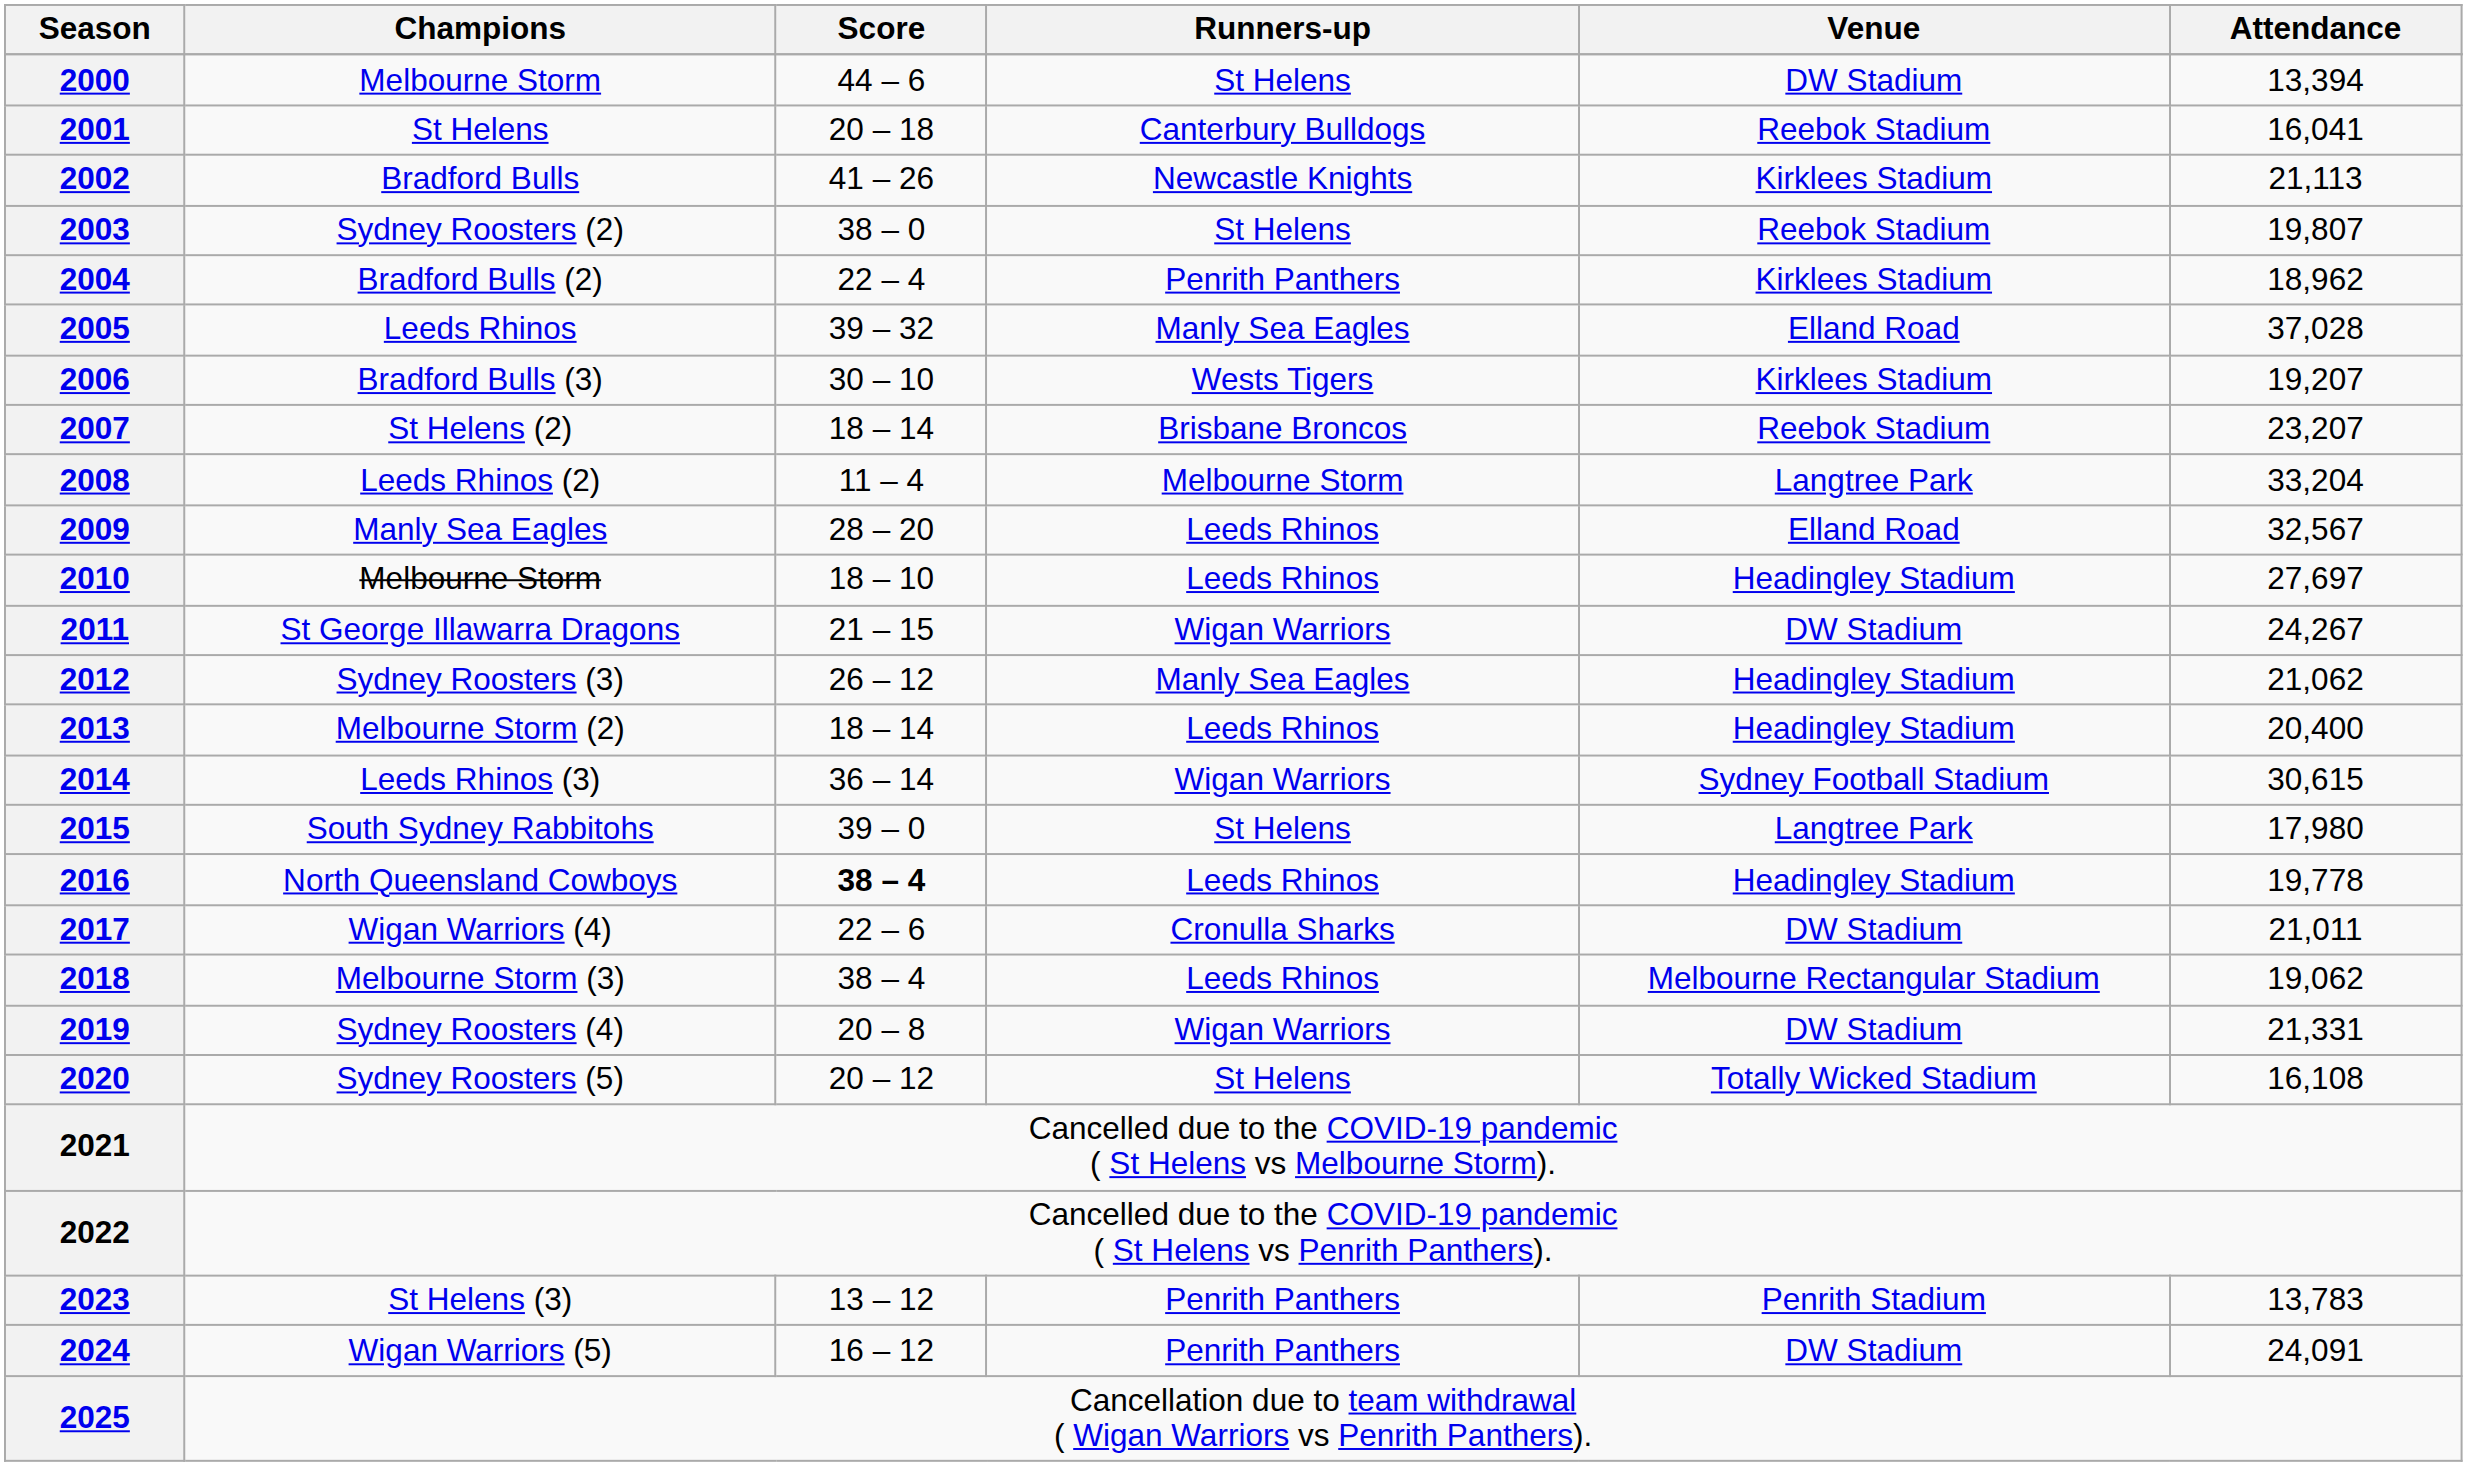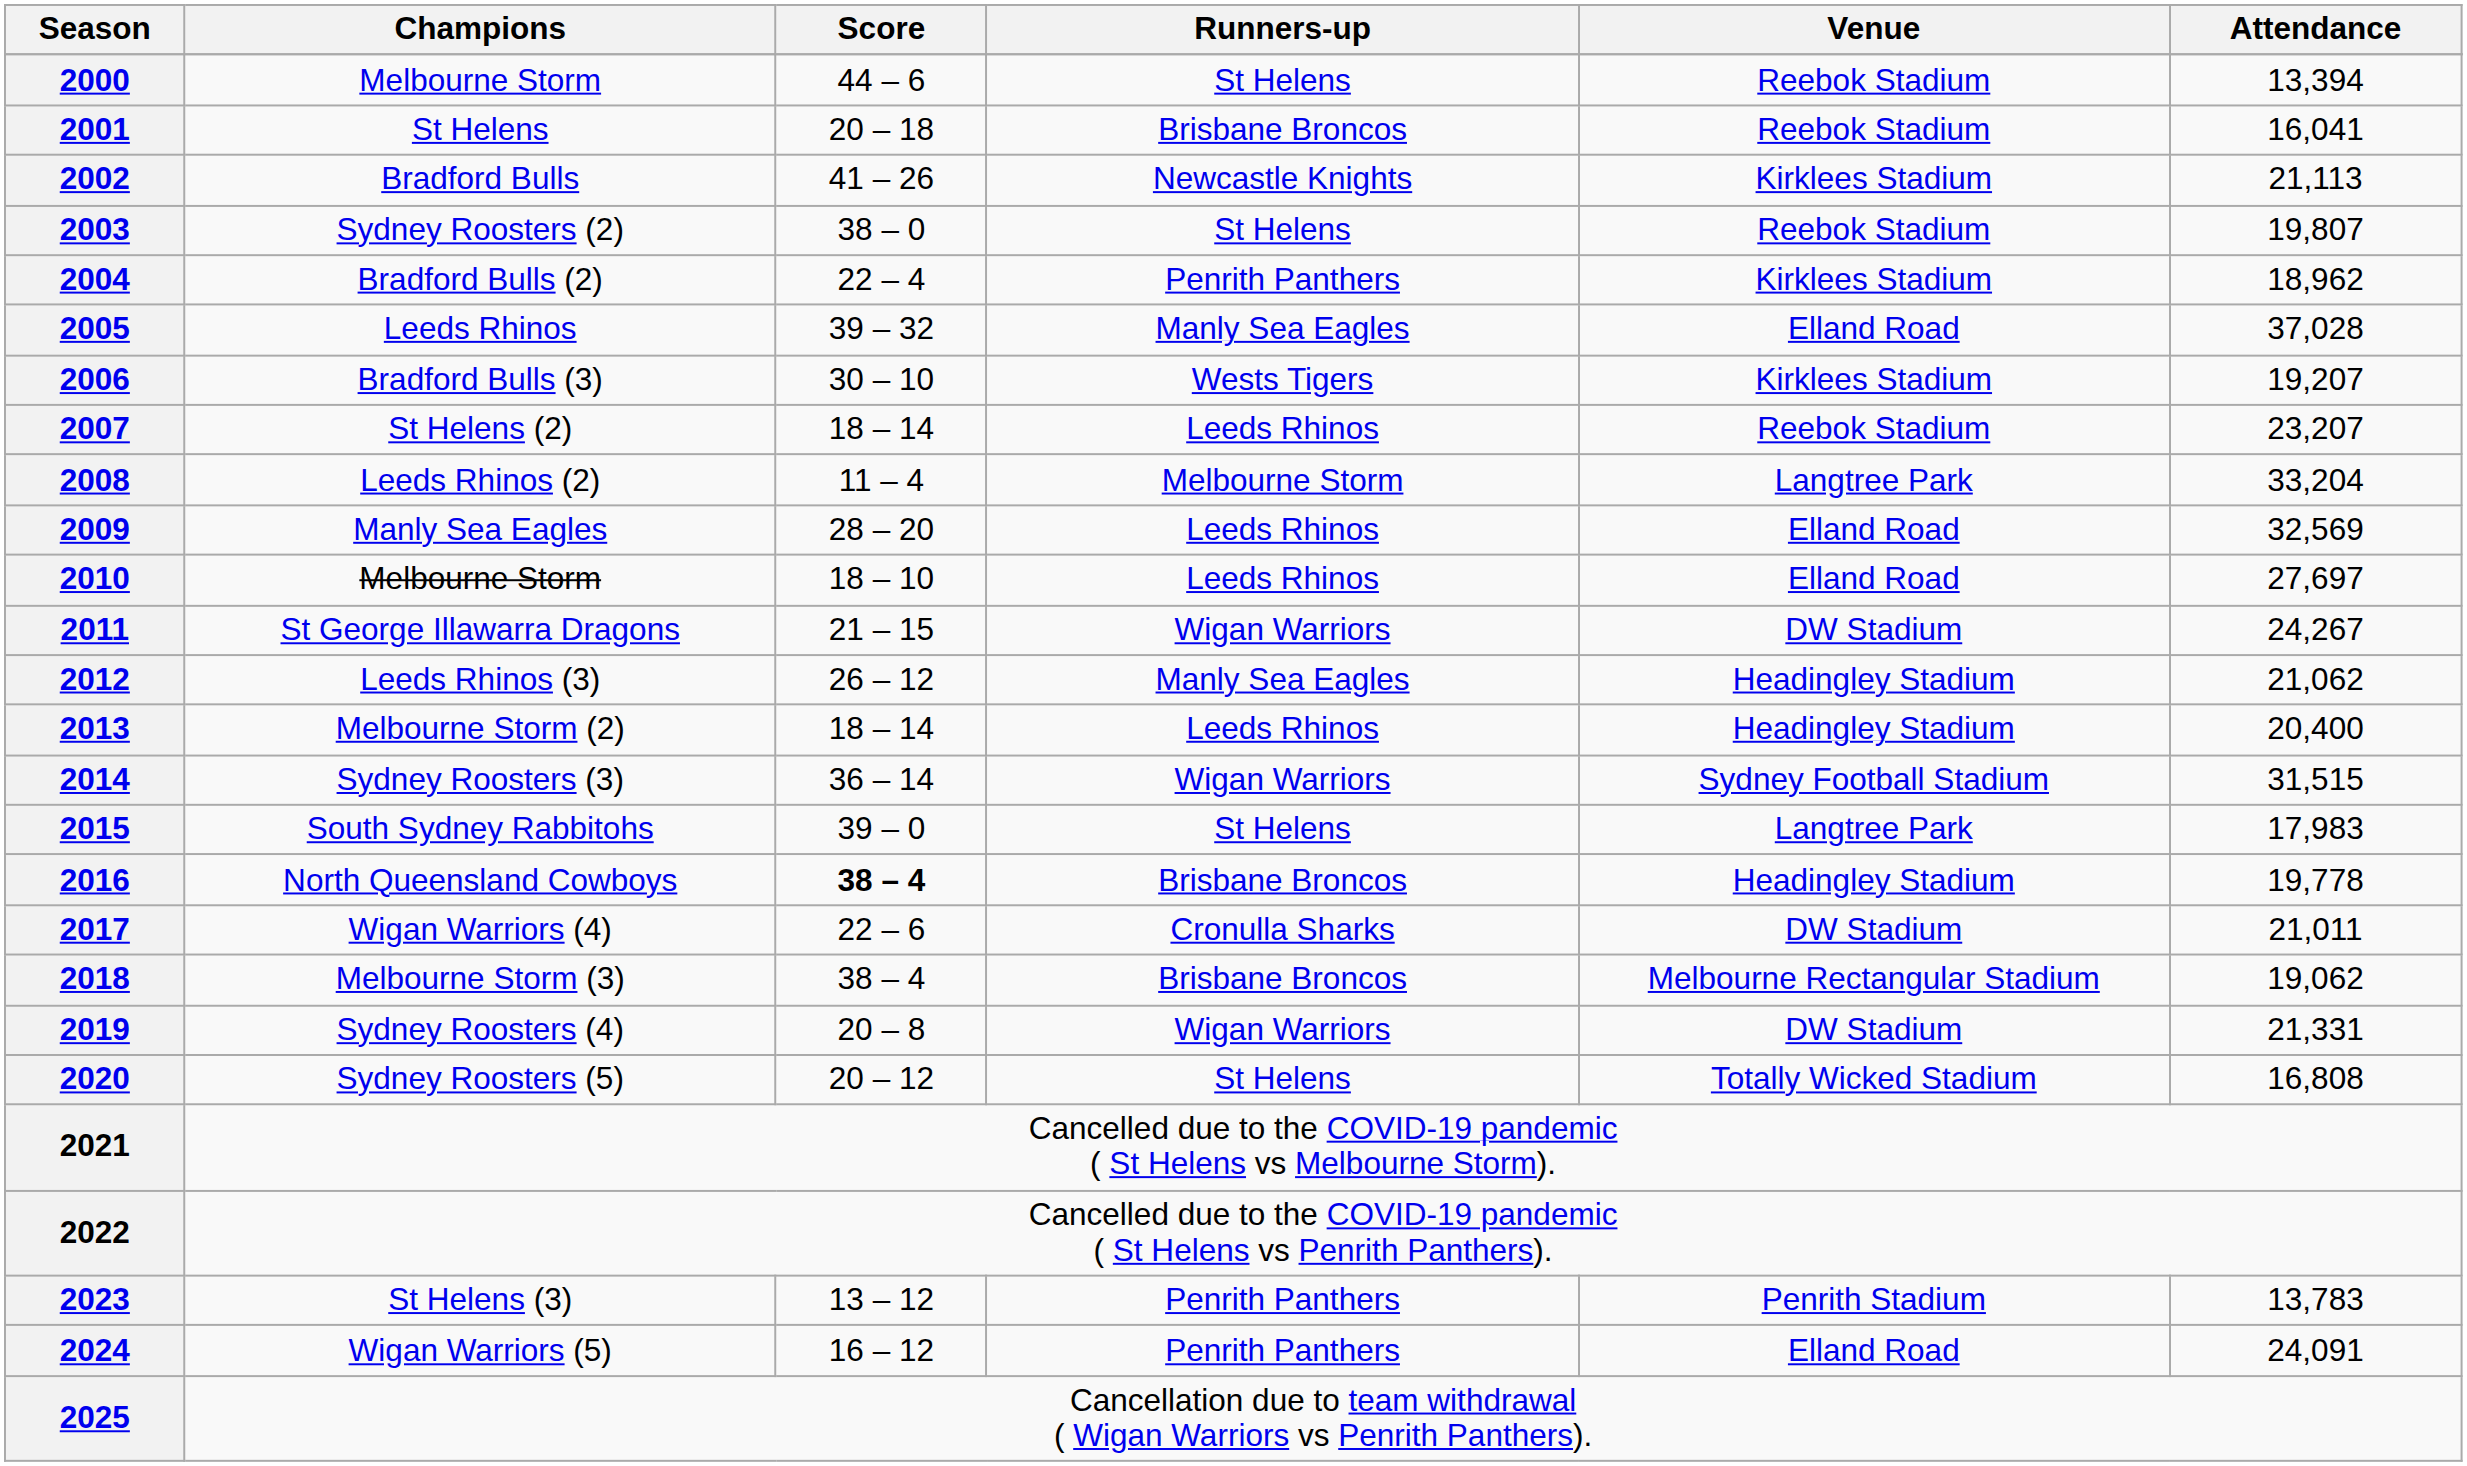(1874, 79) DW Stadium -> (1874, 79) Reebok Stadium
(1283, 129) Canterbury Bulldogs -> (1283, 129) Brisbane Broncos
(1283, 429) Brisbane Broncos -> (1283, 429) Leeds Rhinos
(2315, 529) 32,567 -> (2315, 529) 32,569
(1874, 579) Headingley Stadium -> (1874, 579) Elland Road
(480, 679) Sydney Roosters (3) -> (480, 679) Leeds Rhinos (3)
(480, 779) Leeds Rhinos (3) -> (480, 779) Sydney Roosters (3)
(2315, 779) 30,615 -> (2315, 779) 31,515
(2315, 829) 17,980 -> (2315, 829) 17,983
(1283, 879) Leeds Rhinos -> (1283, 879) Brisbane Broncos
(1283, 979) Leeds Rhinos -> (1283, 979) Brisbane Broncos
(2315, 1079) 16,108 -> (2315, 1079) 16,808
(1874, 1350) DW Stadium -> (1874, 1350) Elland Road
